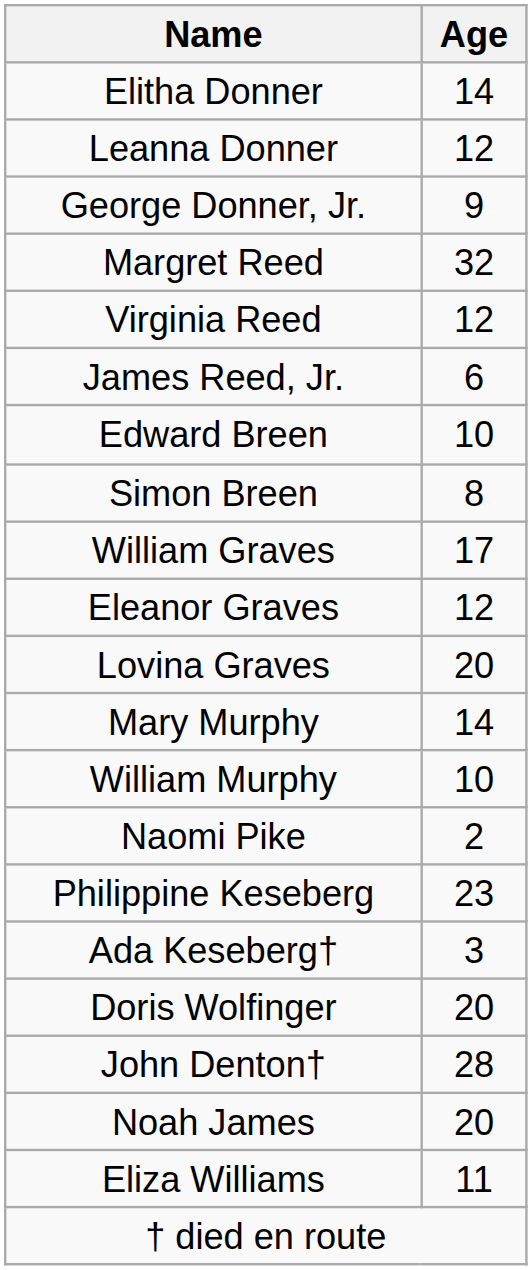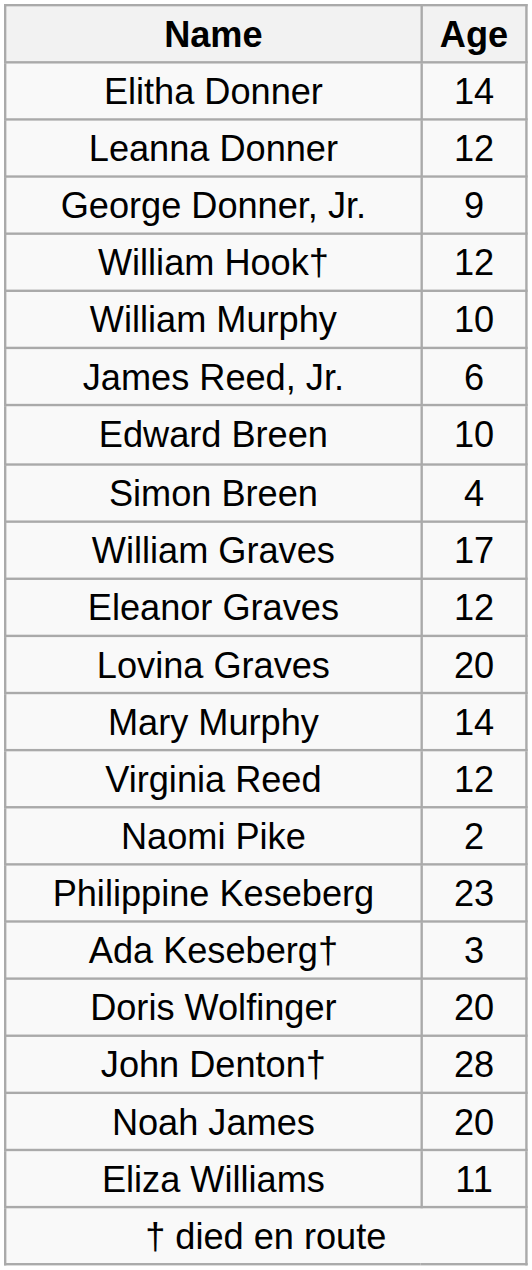+ row: (213, 263)
- row: (213, 263)
rows swapped: (213, 320) <-> (213, 779)
(474, 492) 8 -> (474, 492) 4
